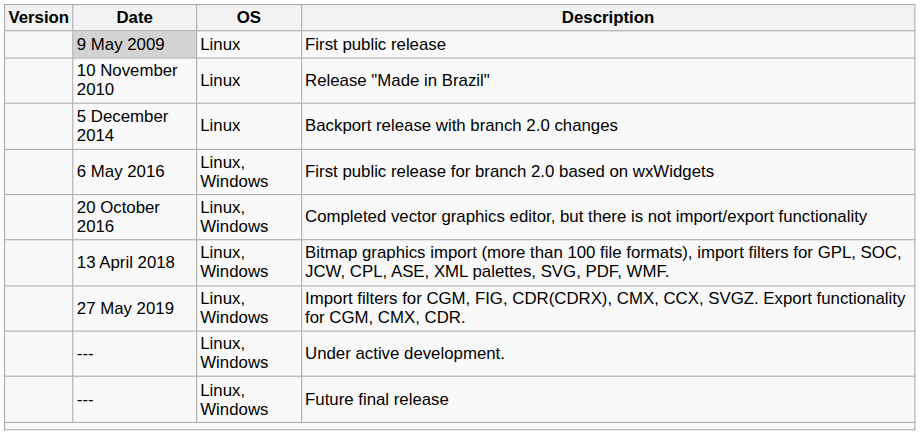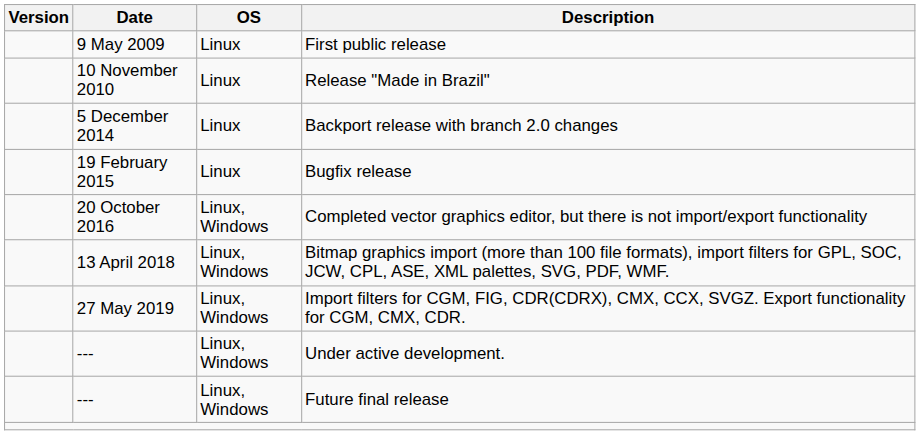(121, 44) lightgrey background -> (121, 44) no background
+ row: (358, 171)
- row: (510, 171)
